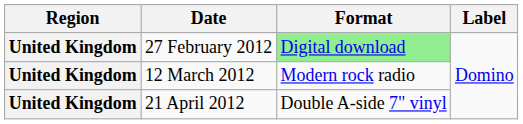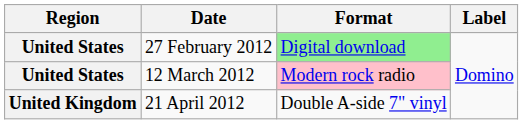(73, 47) United Kingdom -> (73, 47) United States
(73, 75) United Kingdom -> (73, 75) United States
(348, 75) no background -> (348, 75) pink background
